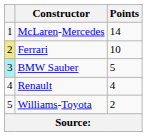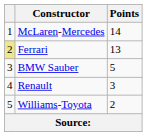(115, 49) 10 -> (115, 49) 13
(10, 67) paleturquoise background -> (10, 67) no background
(113, 85) 4 -> (113, 85) 3
